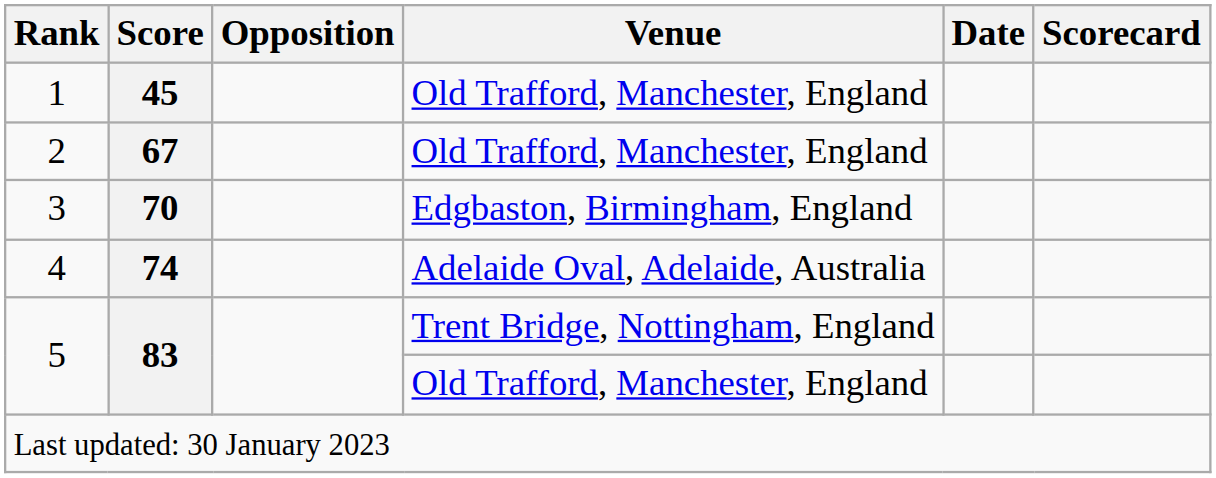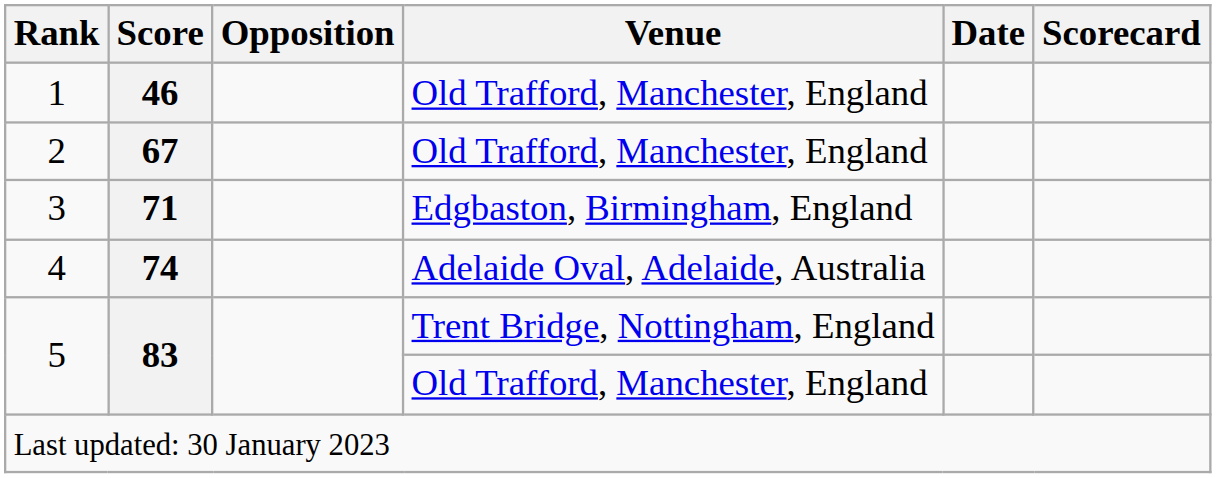(160, 92) 45 -> (160, 92) 46
(160, 208) 70 -> (160, 208) 71
